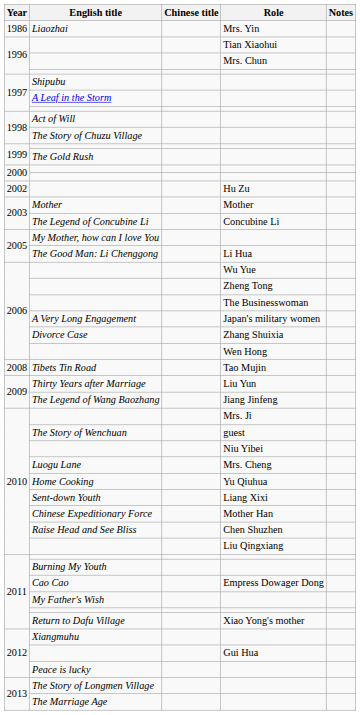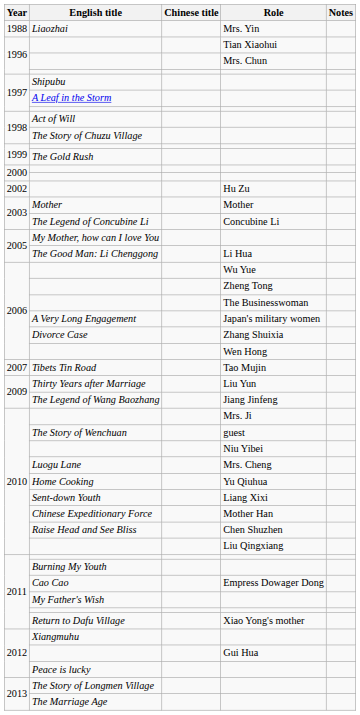(17, 28) 1986 -> (17, 28) 1988
(17, 367) 2008 -> (17, 367) 2007
